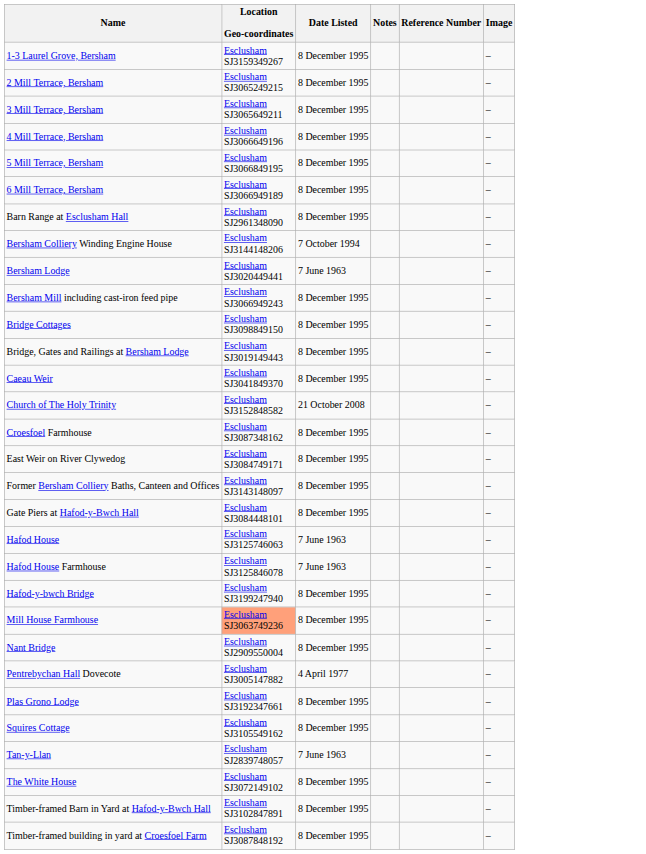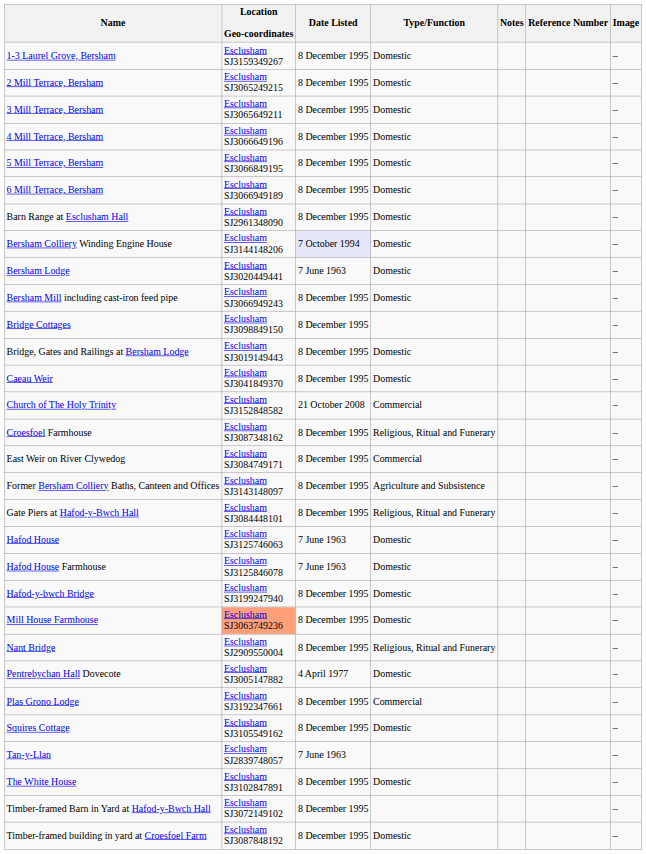+ column: (434, 23)
(329, 244) no background -> (329, 244) lavender background
(253, 782) Esclusham SJ3072149102 -> (253, 782) Esclusham SJ3102847891
(253, 808) Esclusham SJ3102847891 -> (253, 808) Esclusham SJ3072149102
